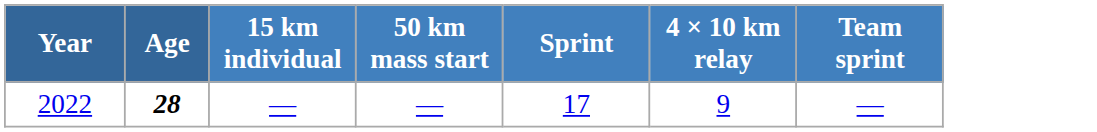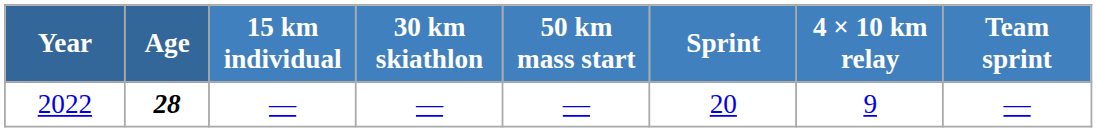+ column: (430, 43)
(576, 104) 17 -> (723, 104) 20
